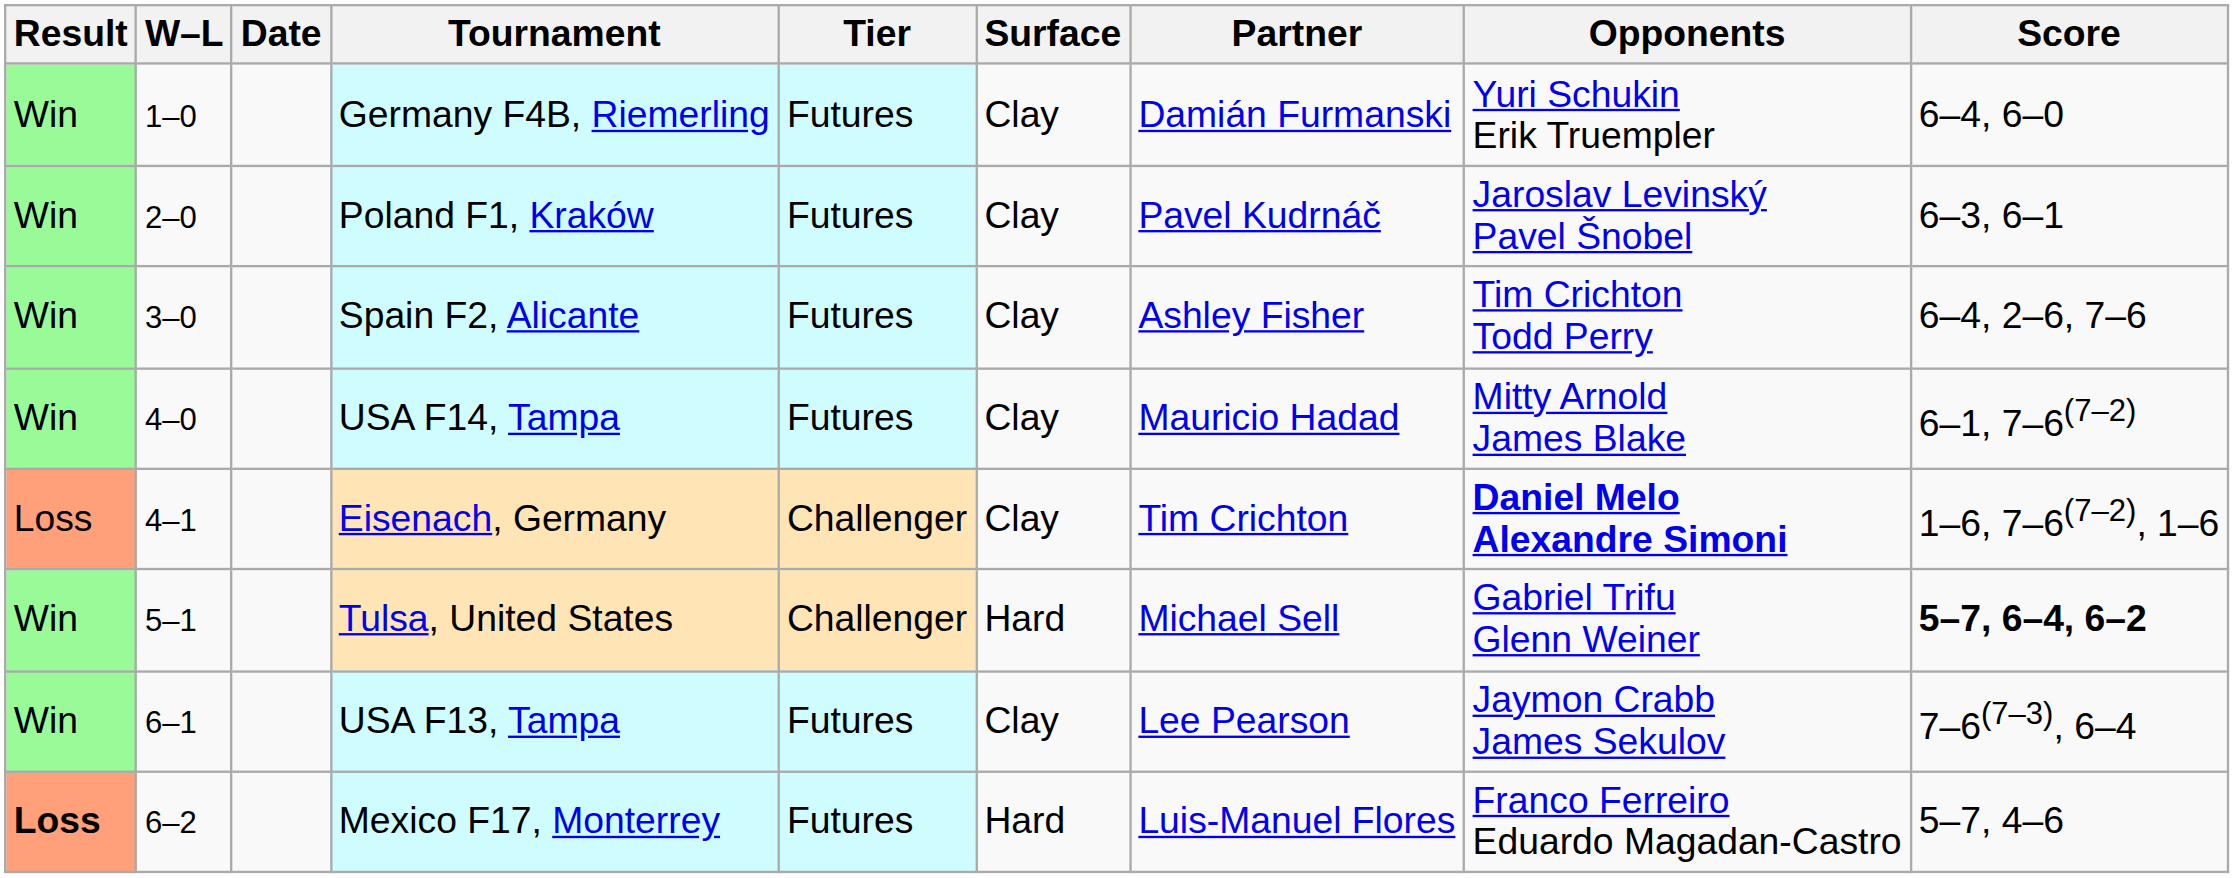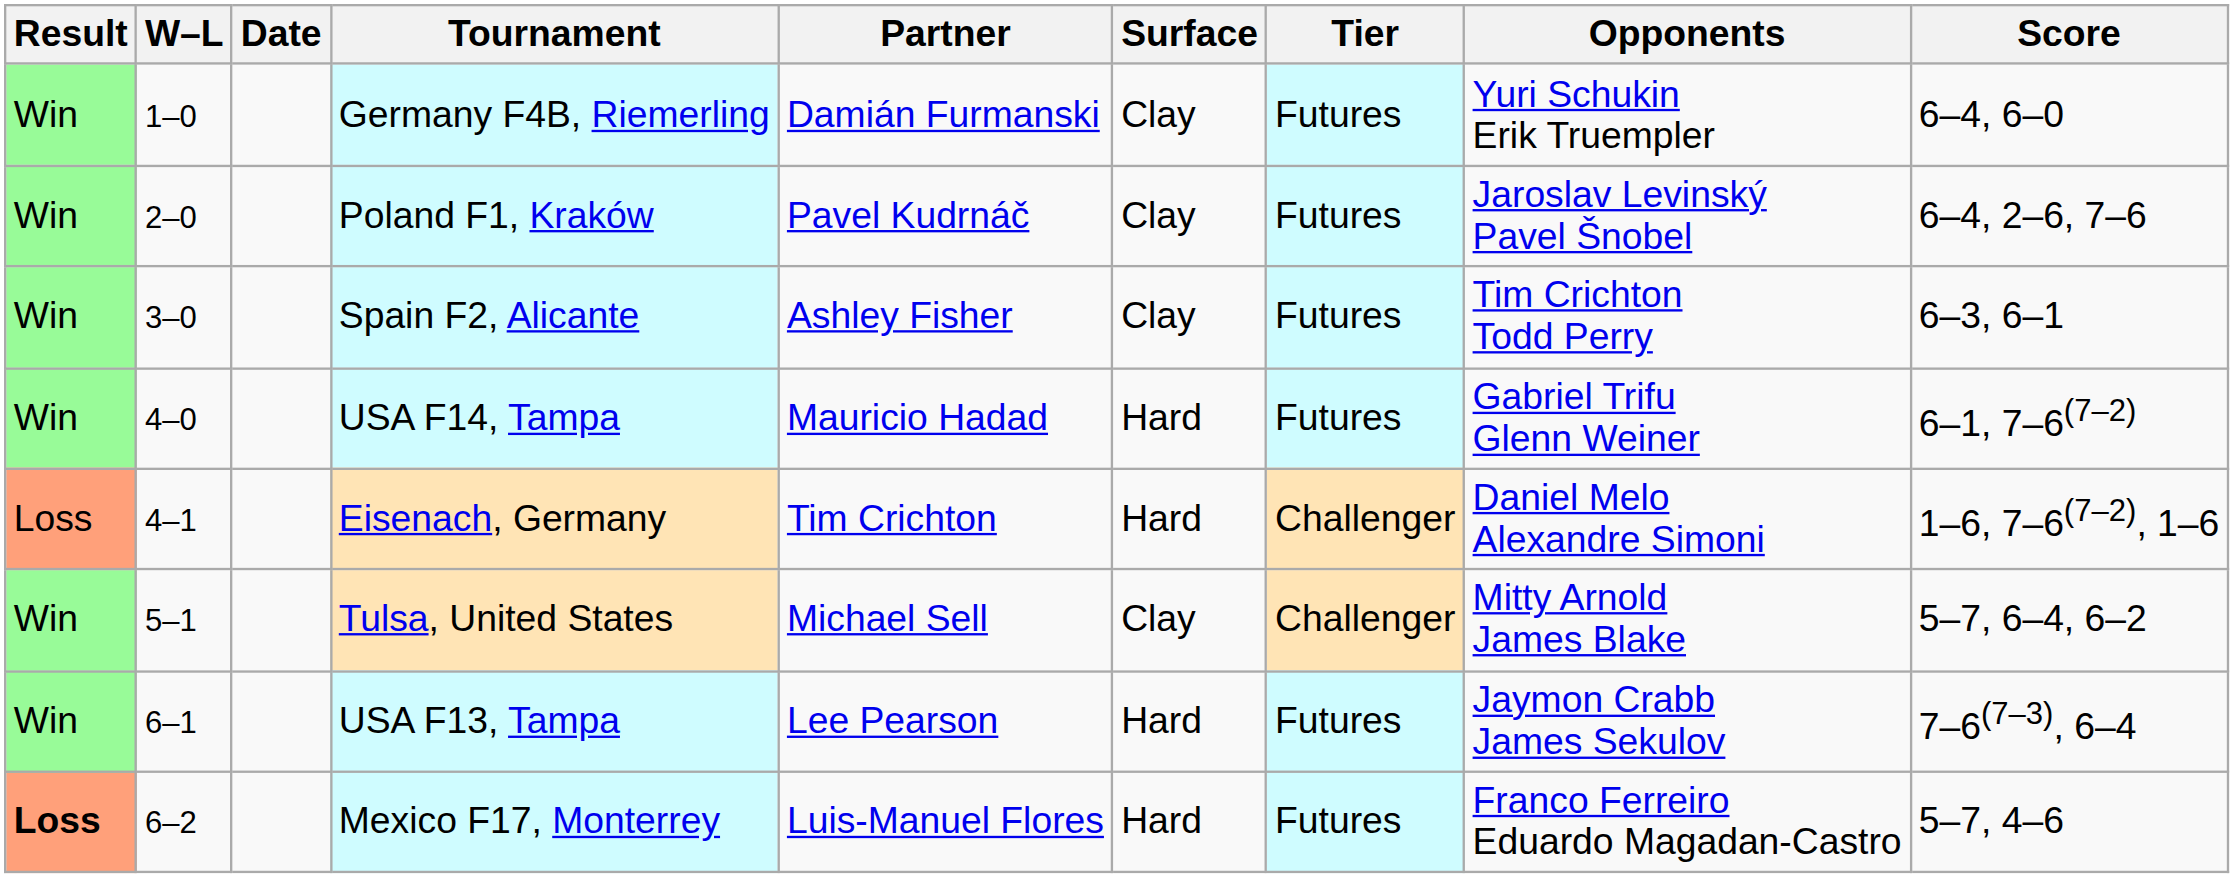columns swapped: (877, 34) <-> (1297, 34)
(1991, 215) 6–3, 6–1 -> (2033, 215) 6–4, 2–6, 7–6
(2033, 316) 6–4, 2–6, 7–6 -> (1991, 316) 6–3, 6–1
(1022, 417) Clay -> (1162, 417) Hard
(1579, 417) Mitty Arnold James Blake -> (1586, 417) Gabriel Trifu Glenn Weiner
(1022, 518) Clay -> (1162, 518) Hard
(1630, 518) bold -> (1619, 518) normal
(1025, 619) Hard -> (1158, 619) Clay
(1586, 619) Gabriel Trifu Glenn Weiner -> (1579, 619) Mitty Arnold James Blake
(2033, 619) bold -> (2033, 619) normal
(1022, 720) Clay -> (1162, 720) Hard
